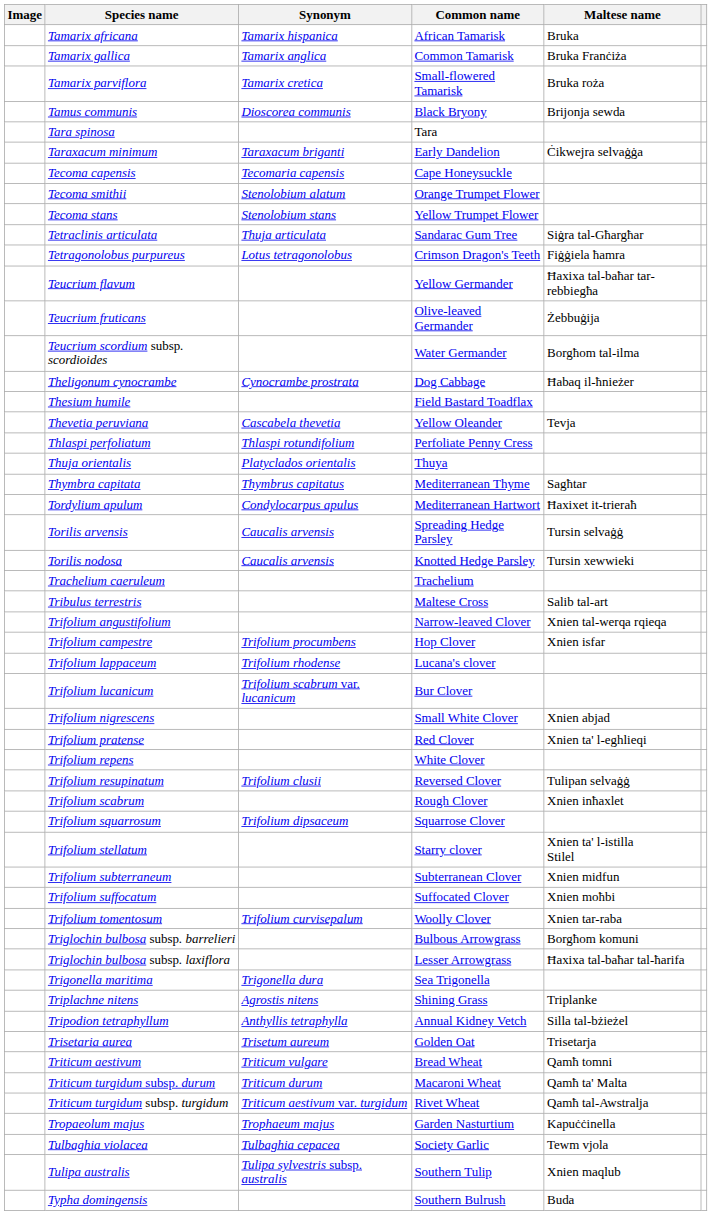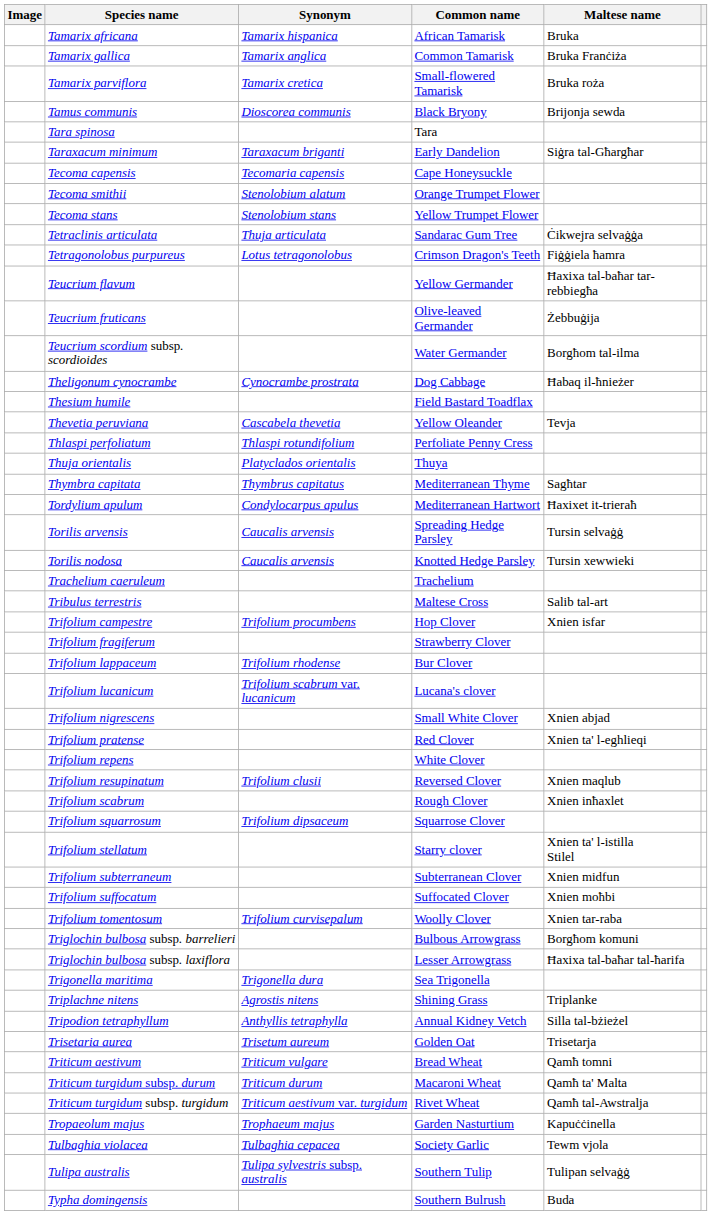(595, 152) Ċikwejra selvaġġa -> (595, 152) Siġra tal-Għargħar
(595, 234) Siġra tal-Għargħar -> (595, 234) Ċikwejra selvaġġa
- row: (109, 622)
+ row: (101, 642)
(455, 663) Lucana's clover -> (443, 663) Bur Clover
(443, 691) Bur Clover -> (455, 691) Lucana's clover
(588, 780) Tulipan selvaġġ -> (584, 780) Xnien maqlub
(584, 1172) Xnien maqlub -> (588, 1172) Tulipan selvaġġ
